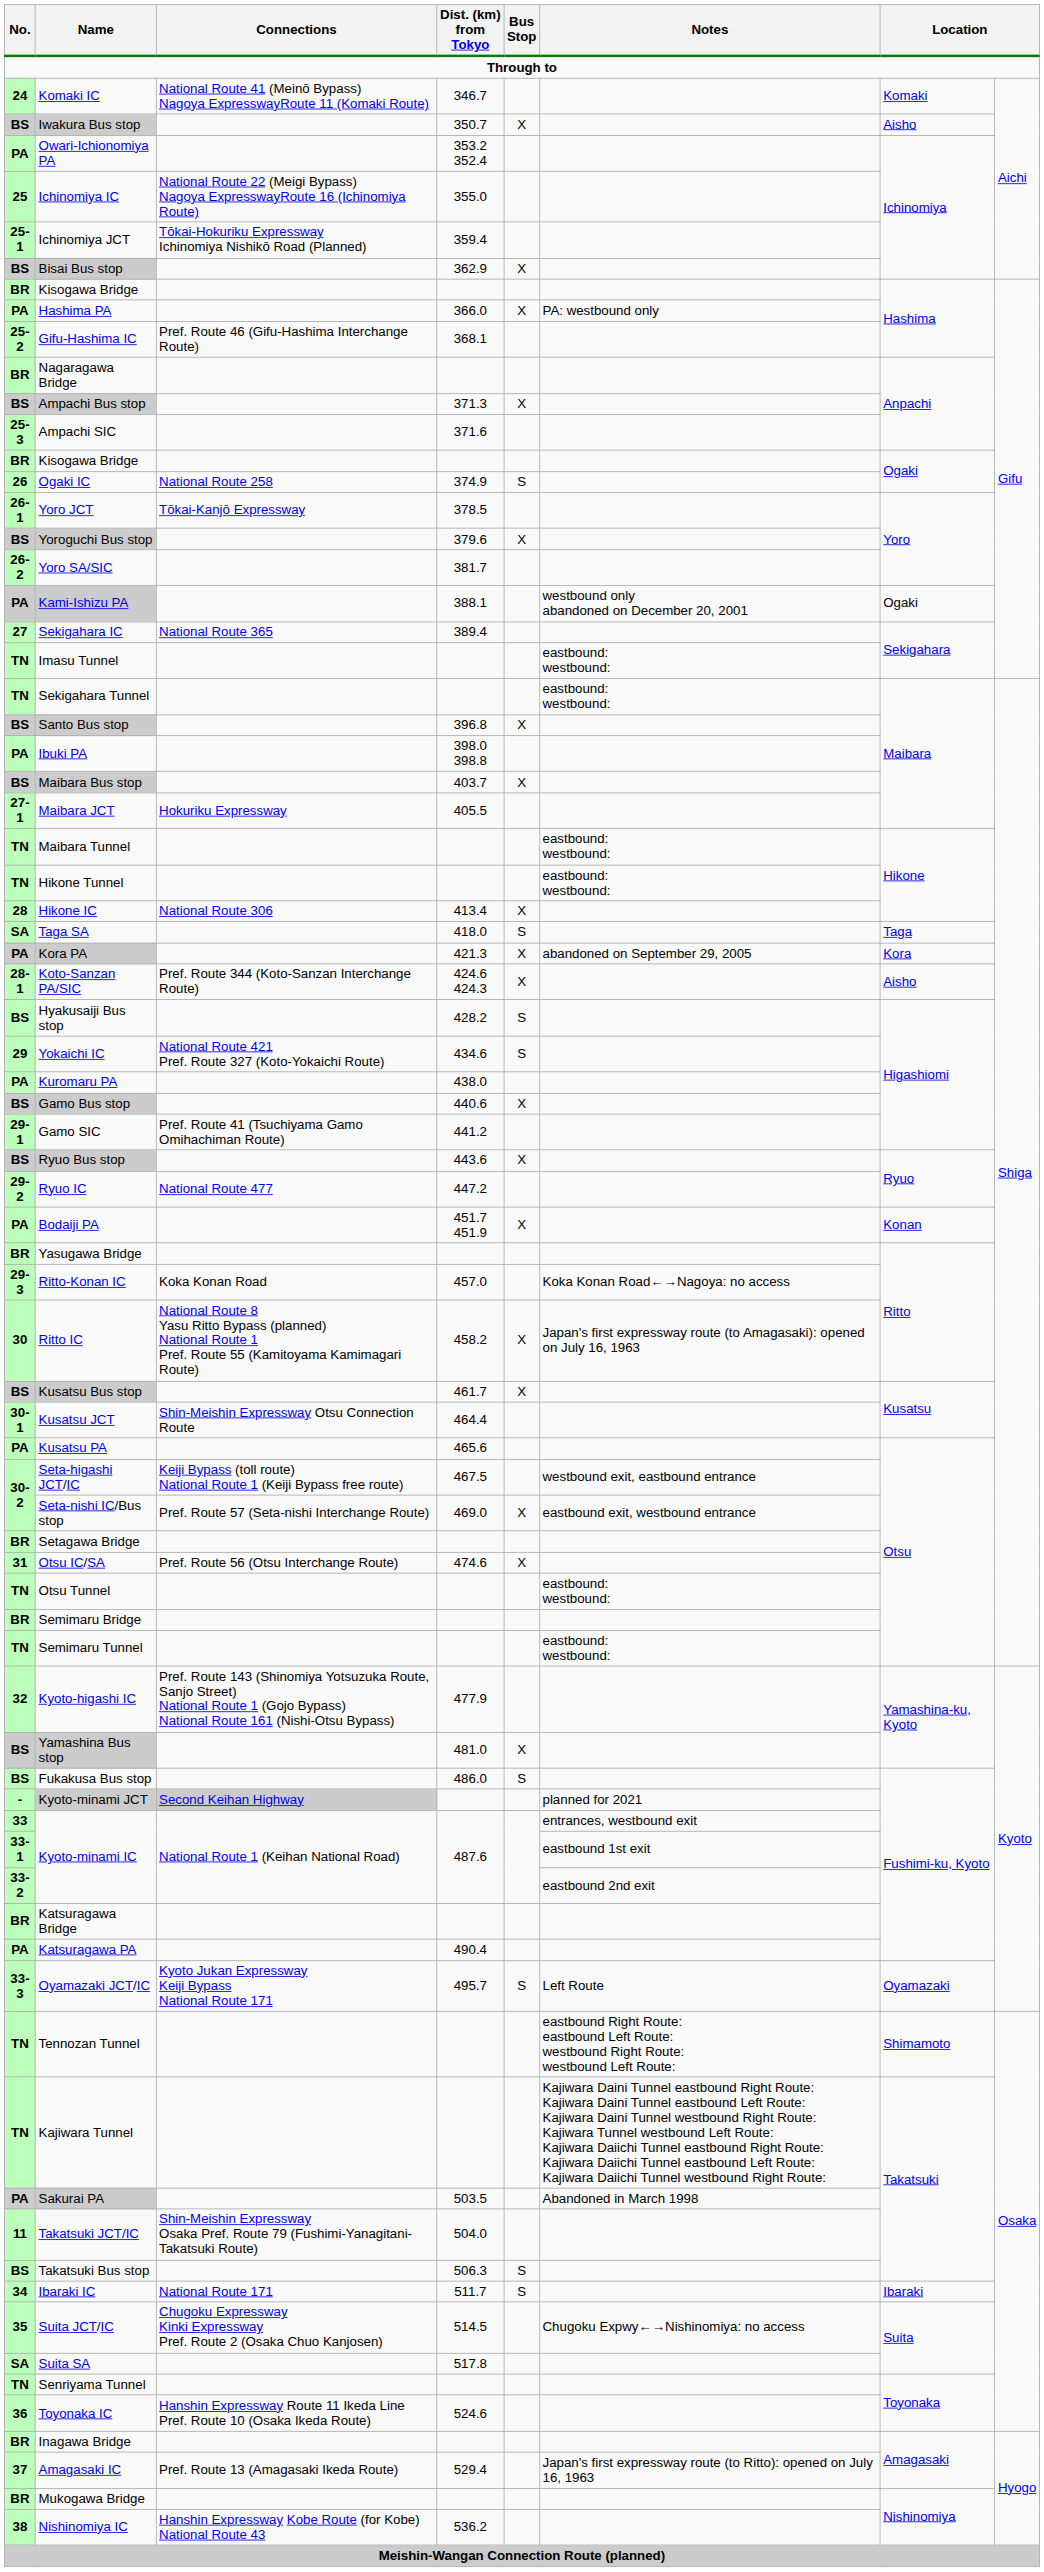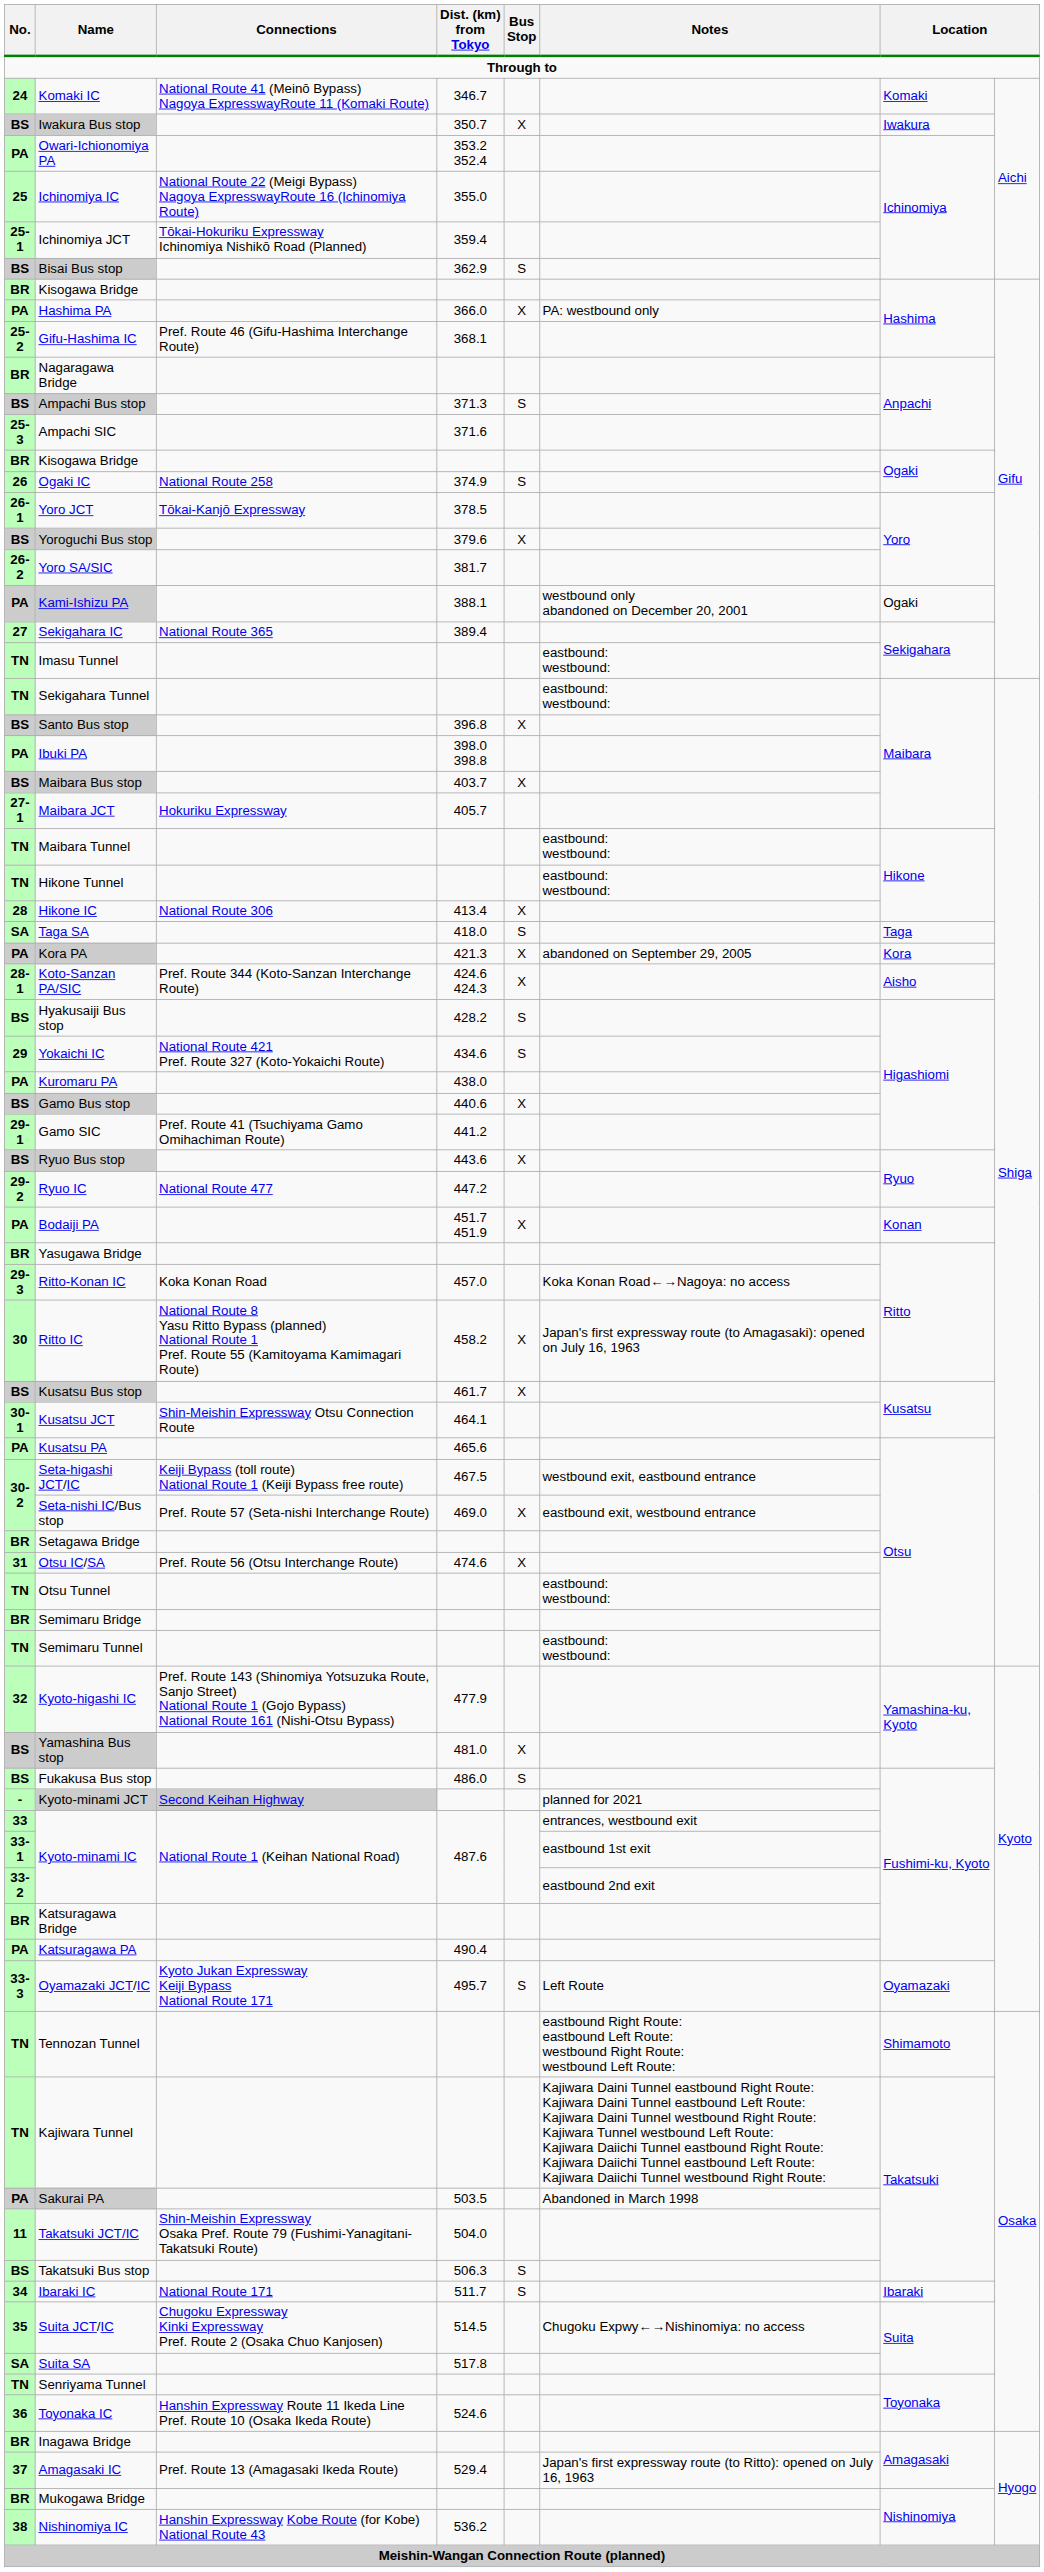(900, 124) Aisho -> (907, 124) Iwakura
(522, 268) X -> (522, 268) S
(522, 403) X -> (522, 403) S
(470, 810) 405.5 -> (470, 810) 405.7
(470, 1420) 464.4 -> (470, 1420) 464.1
